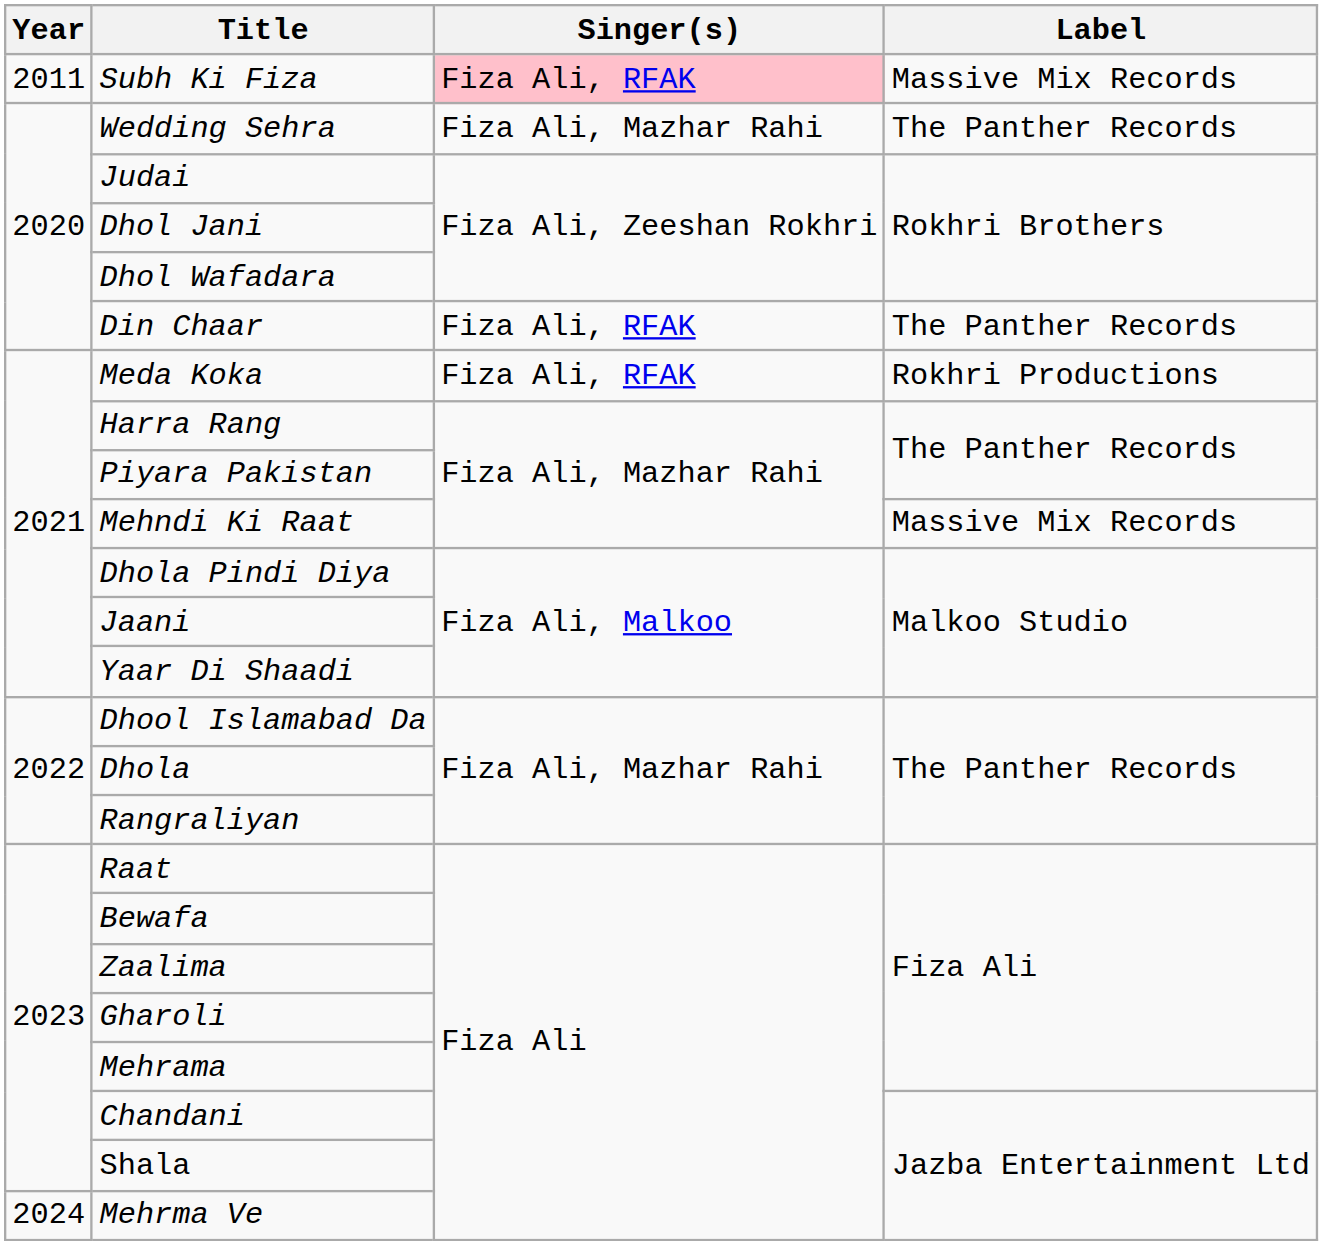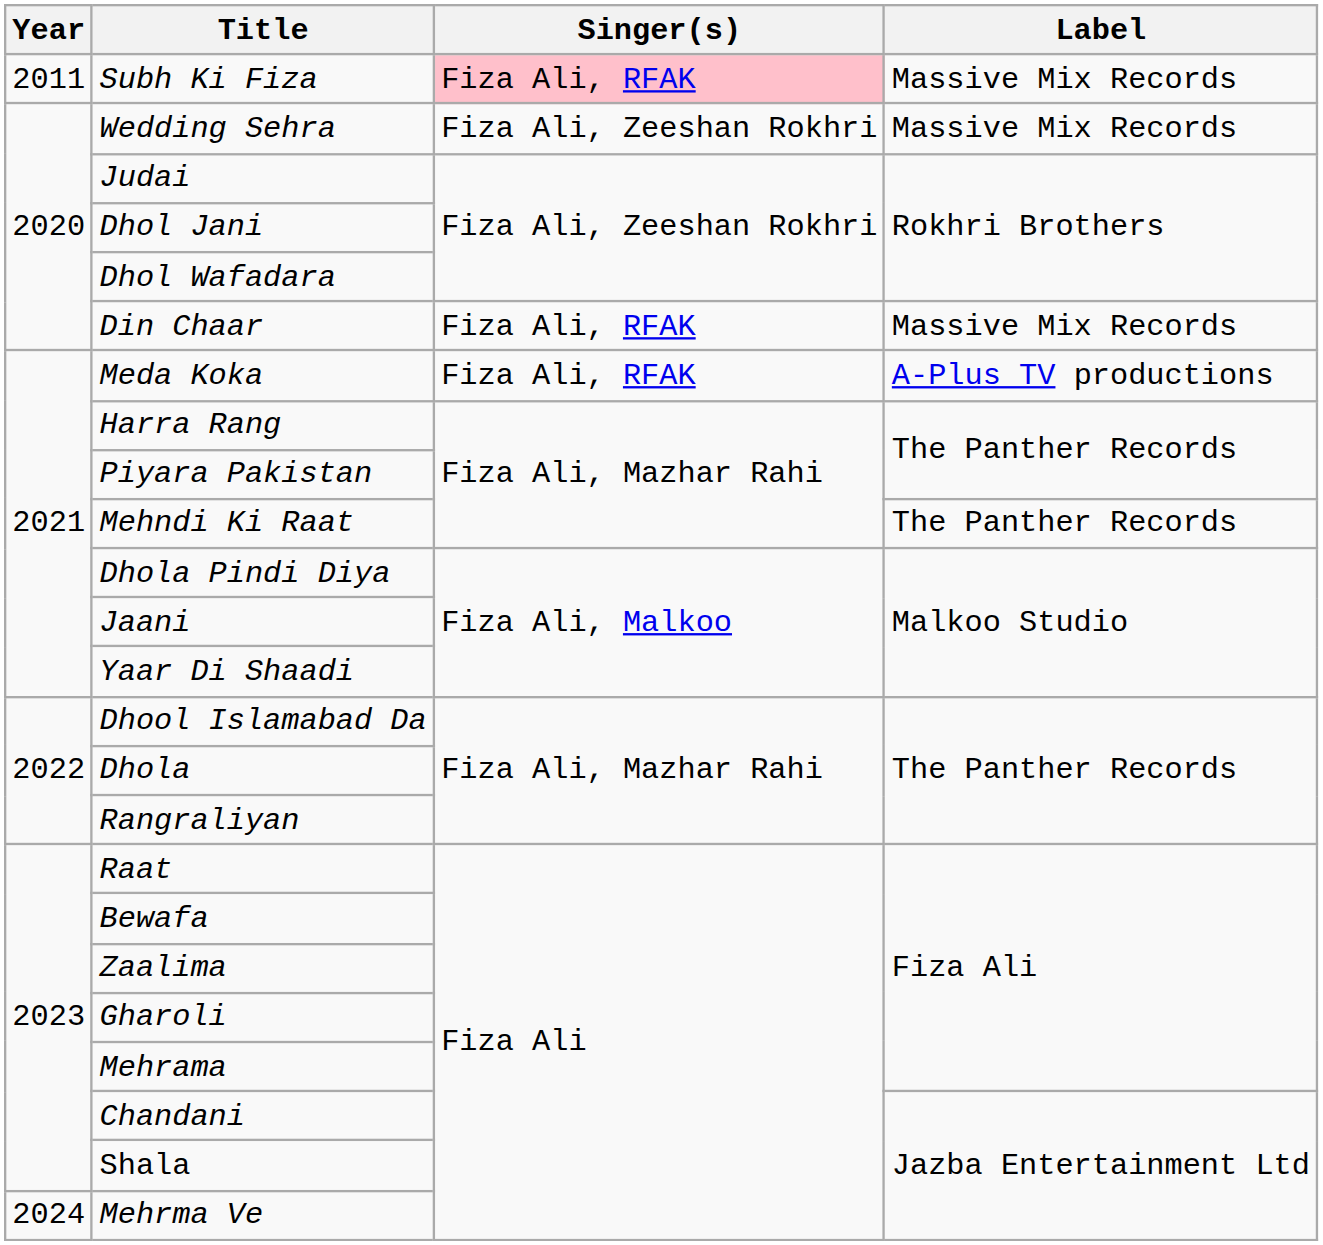(632, 129) Fiza Ali, Mazhar Rahi -> (659, 129) Fiza Ali, Zeeshan Rokhri
(1065, 129) The Panther Records -> (1065, 129) Massive Mix Records
(1065, 326) The Panther Records -> (1065, 326) Massive Mix Records
(1055, 375) Rokhri Productions -> (1083, 375) A-Plus TV productions
(1065, 524) Massive Mix Records -> (1065, 524) The Panther Records
